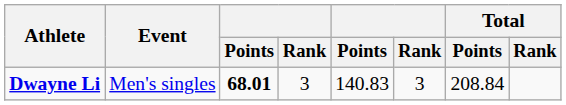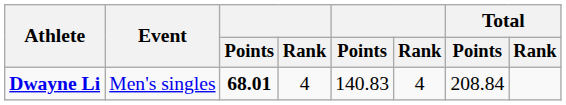(305, 83) 3 -> (305, 83) 4
(420, 83) 3 -> (420, 83) 4
